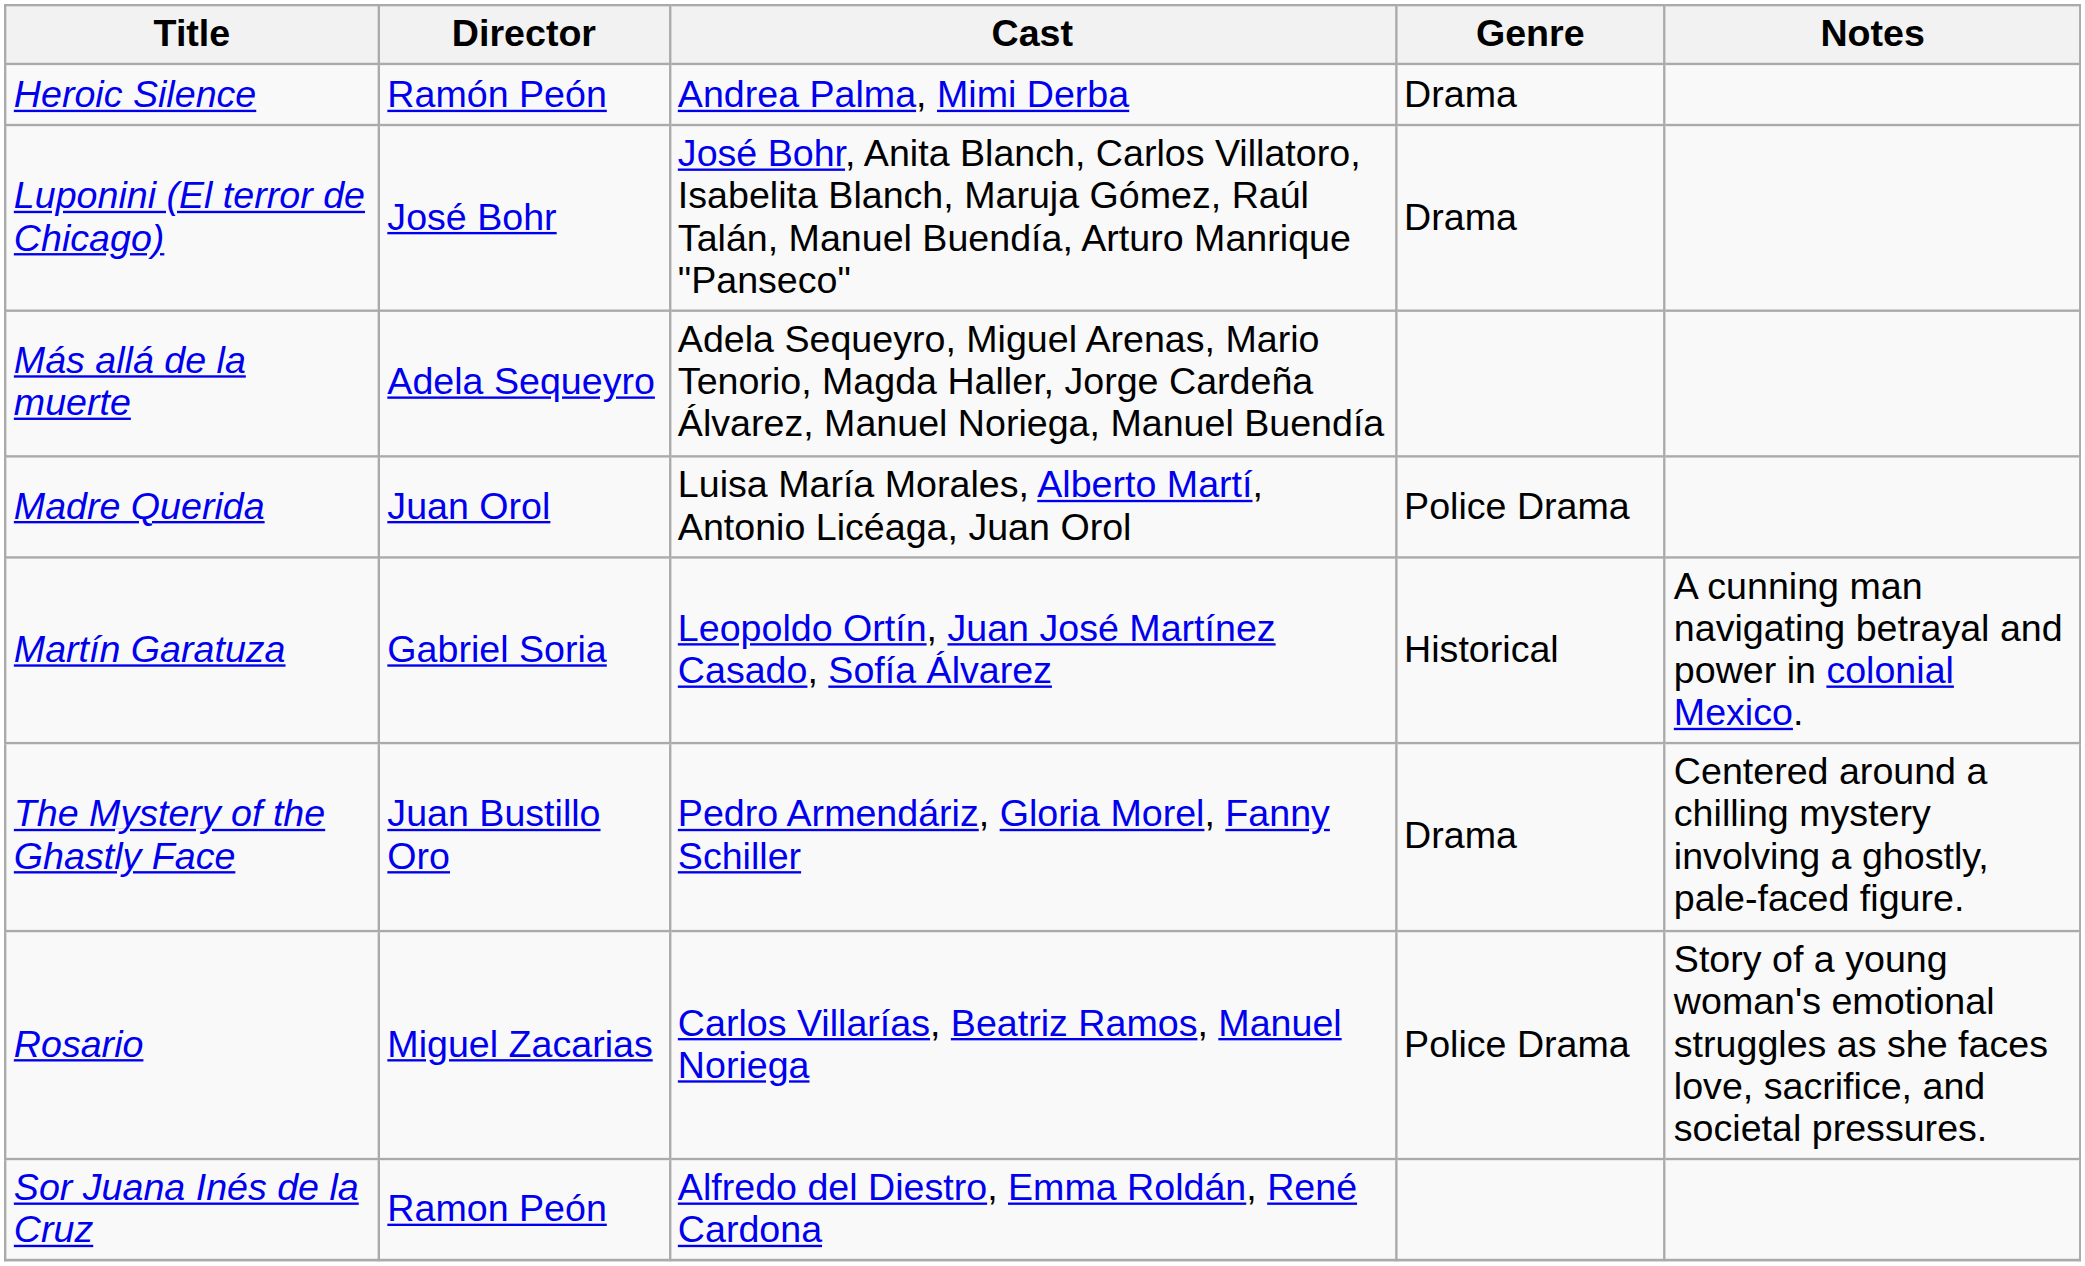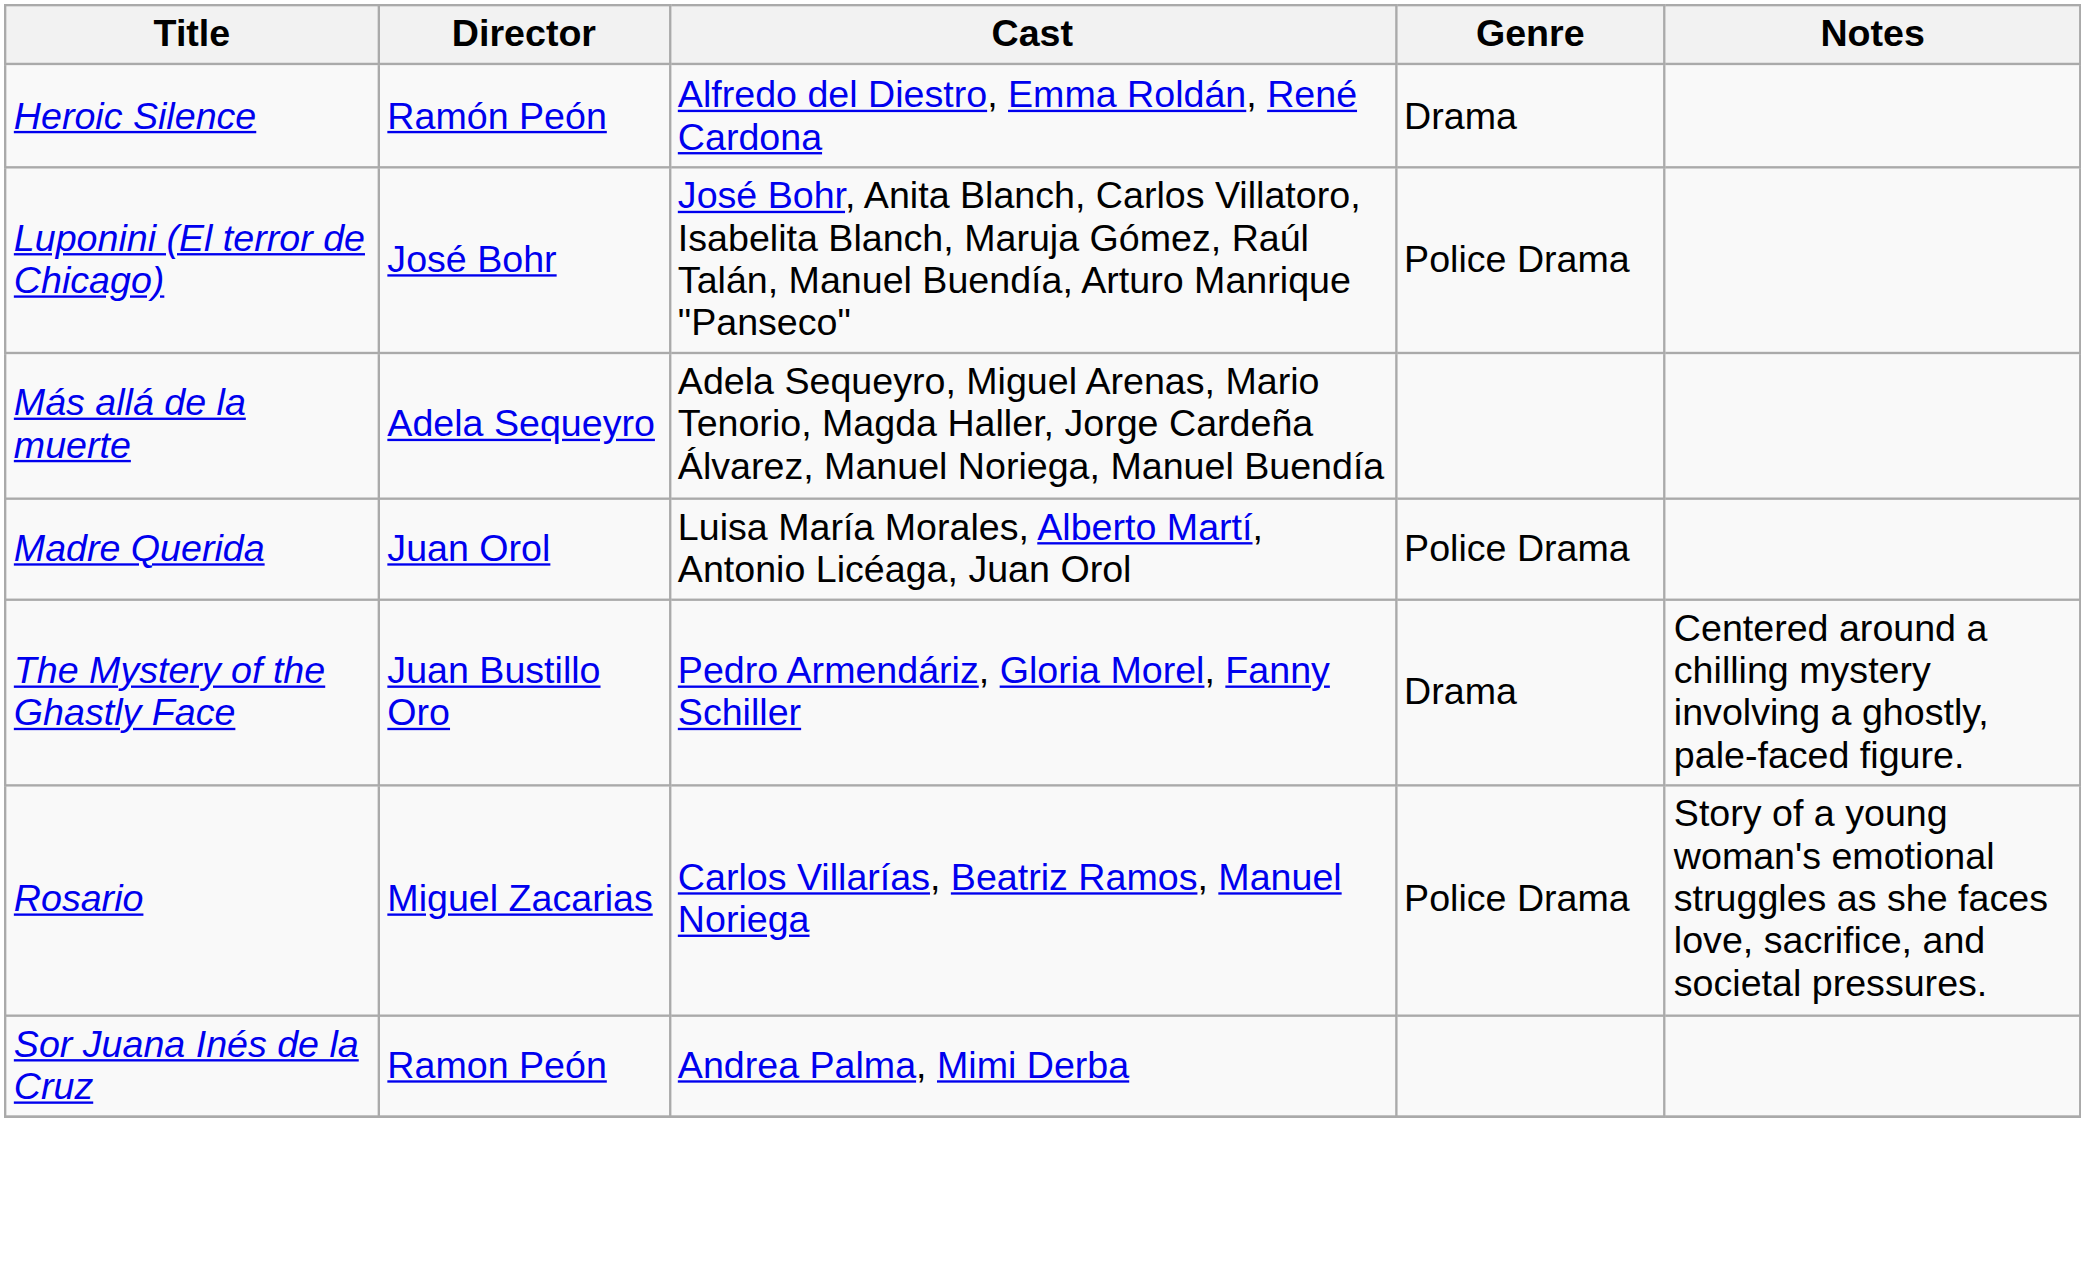(904, 93) Andrea Palma, Mimi Derba -> (1017, 115) Alfredo del Diestro, Emma Roldán, René Cardona
(1461, 217) Drama -> (1517, 259) Police Drama
- row: (150, 649)
(1017, 1209) Alfredo del Diestro, Emma Roldán, René Cardona -> (904, 1065) Andrea Palma, Mimi Derba
